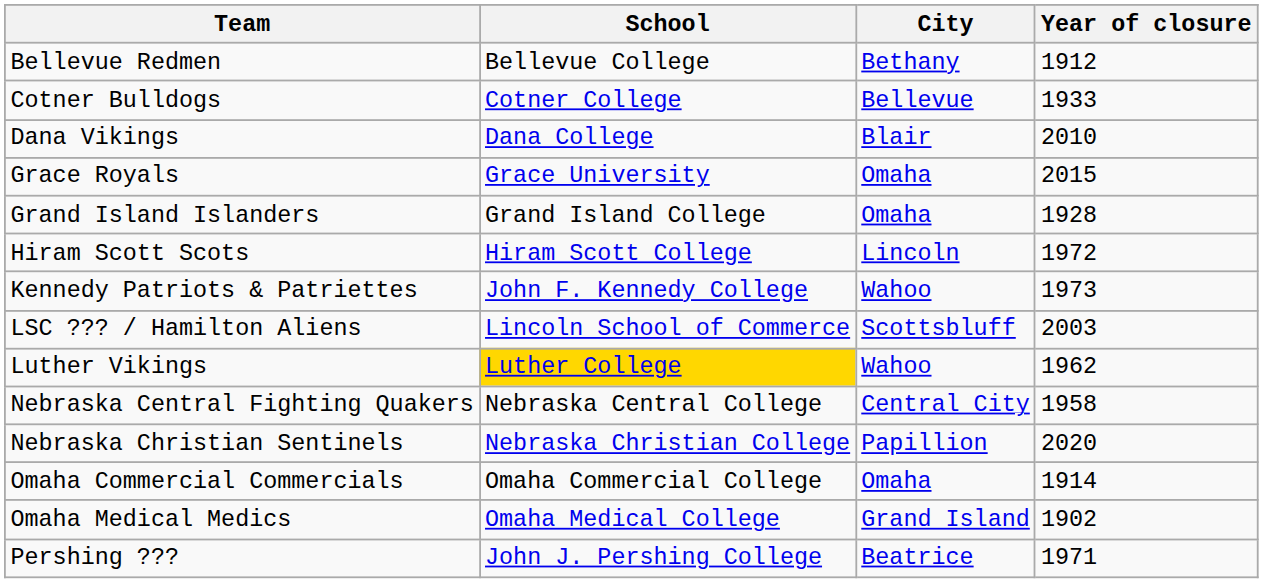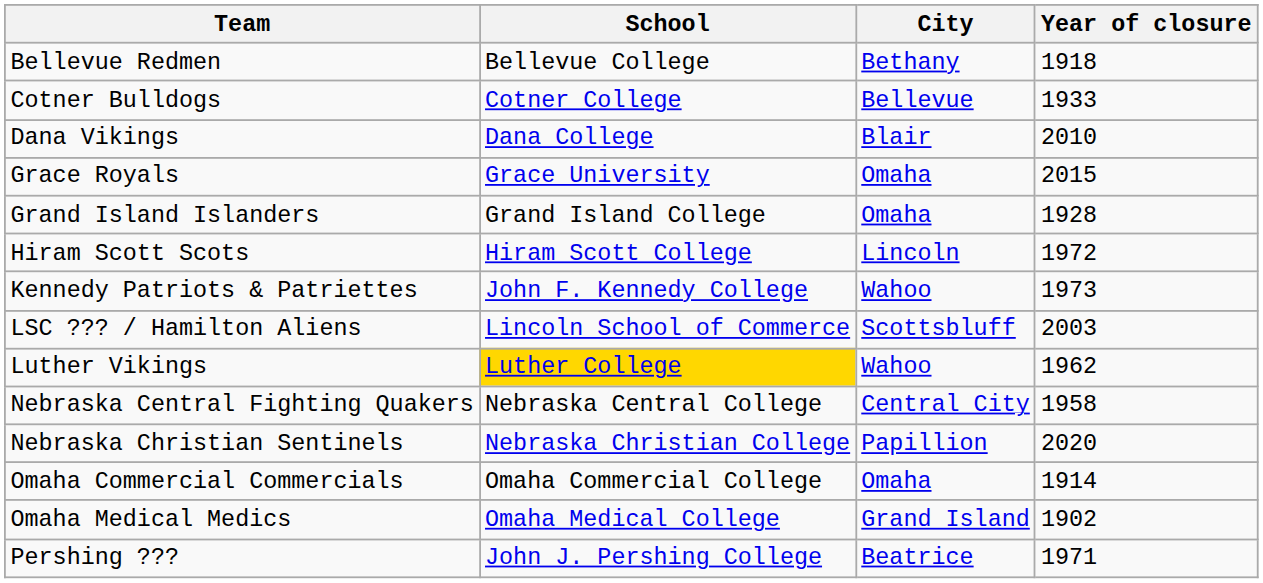(1069, 62) 1912 -> (1069, 62) 1918
